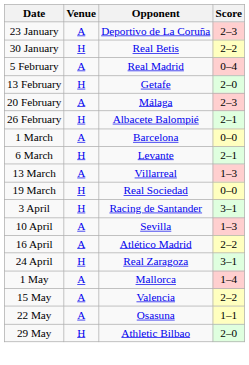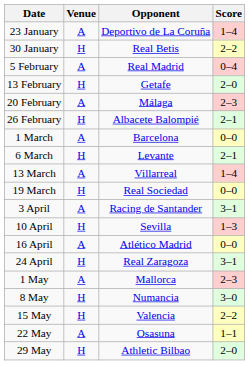(229, 31) 2–3 -> (229, 31) 1–4
(229, 173) 1–3 -> (229, 173) 1–4
(81, 208) H -> (81, 208) A
(81, 226) A -> (81, 226) H
(229, 244) 2–2 -> (229, 244) 0–0
(229, 279) 1–4 -> (229, 279) 2–3
+ row: (34, 297)
(81, 297) A -> (81, 315) H
